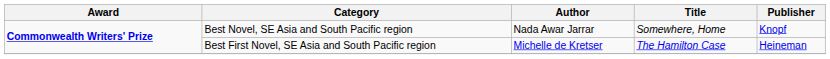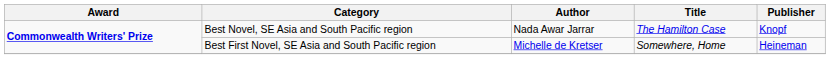(681, 29) Somewhere, Home -> (681, 29) The Hamilton Case
(681, 45) The Hamilton Case -> (681, 45) Somewhere, Home
